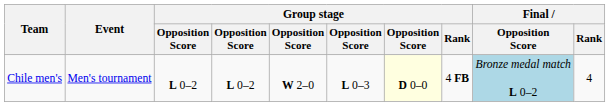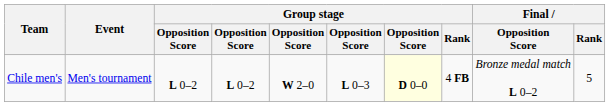(523, 78) lightblue background -> (523, 78) no background
(589, 78) 4 -> (589, 78) 5
